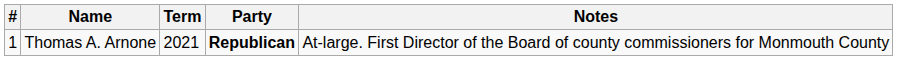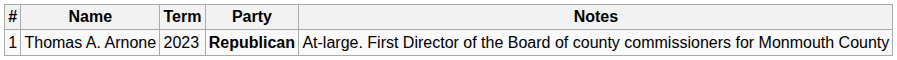(181, 42) 2021 -> (181, 42) 2023
